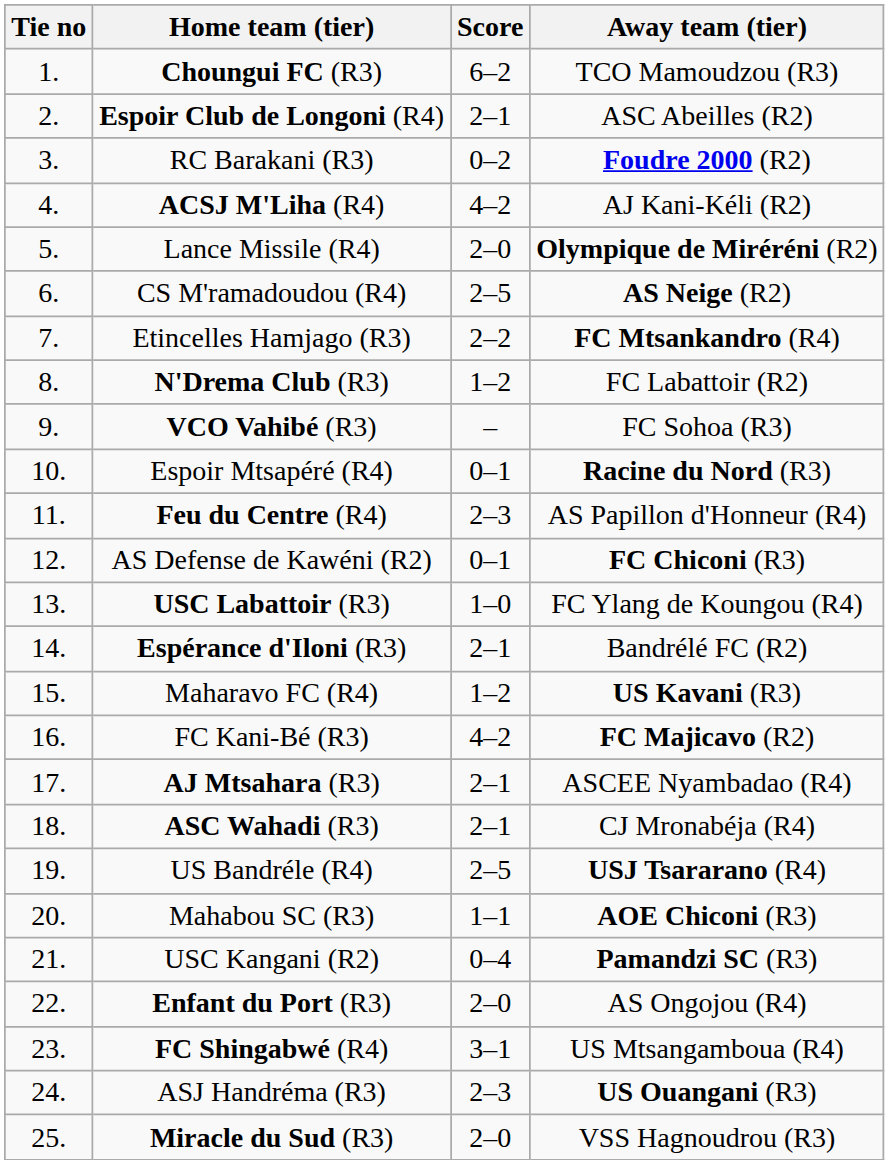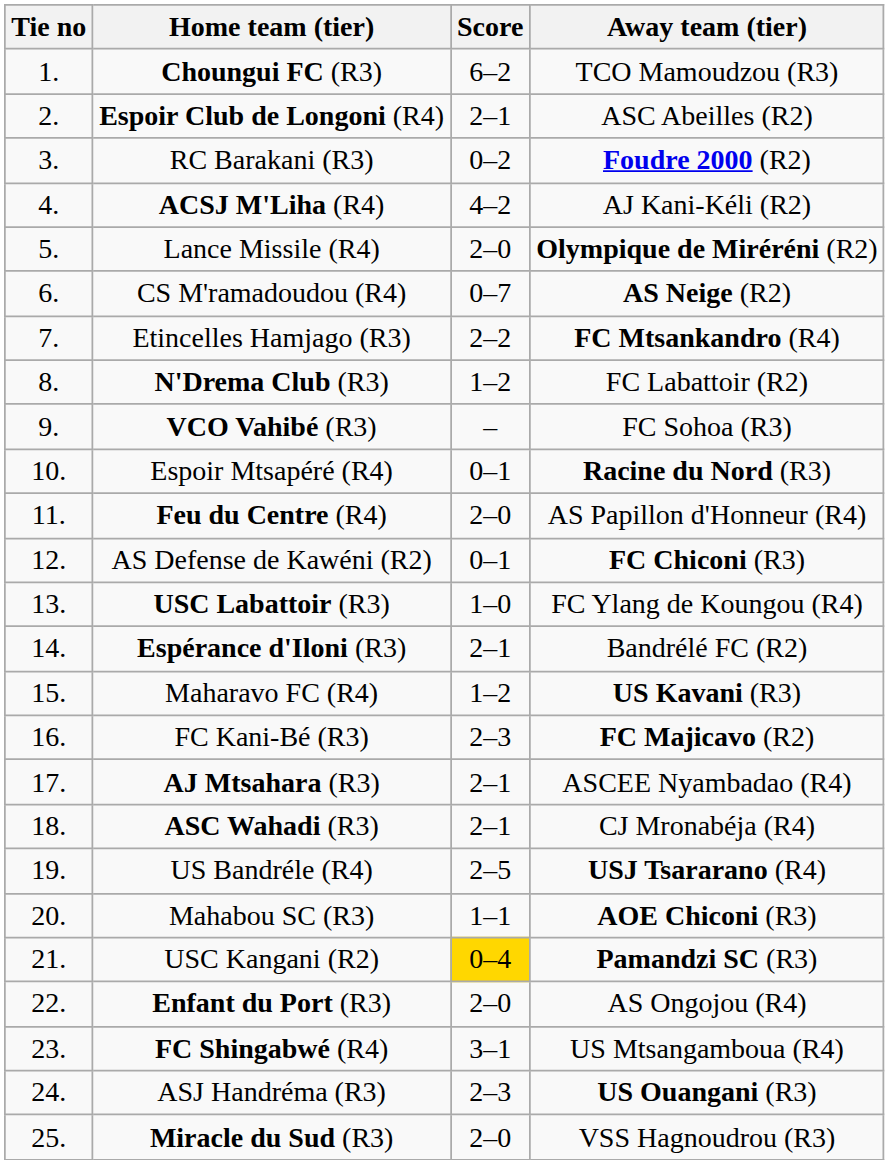(490, 293) 2–5 -> (490, 293) 0–7
(490, 515) 2–3 -> (490, 515) 2–0
(490, 737) 4–2 -> (490, 737) 2–3
(490, 959) no background -> (490, 959) gold background
